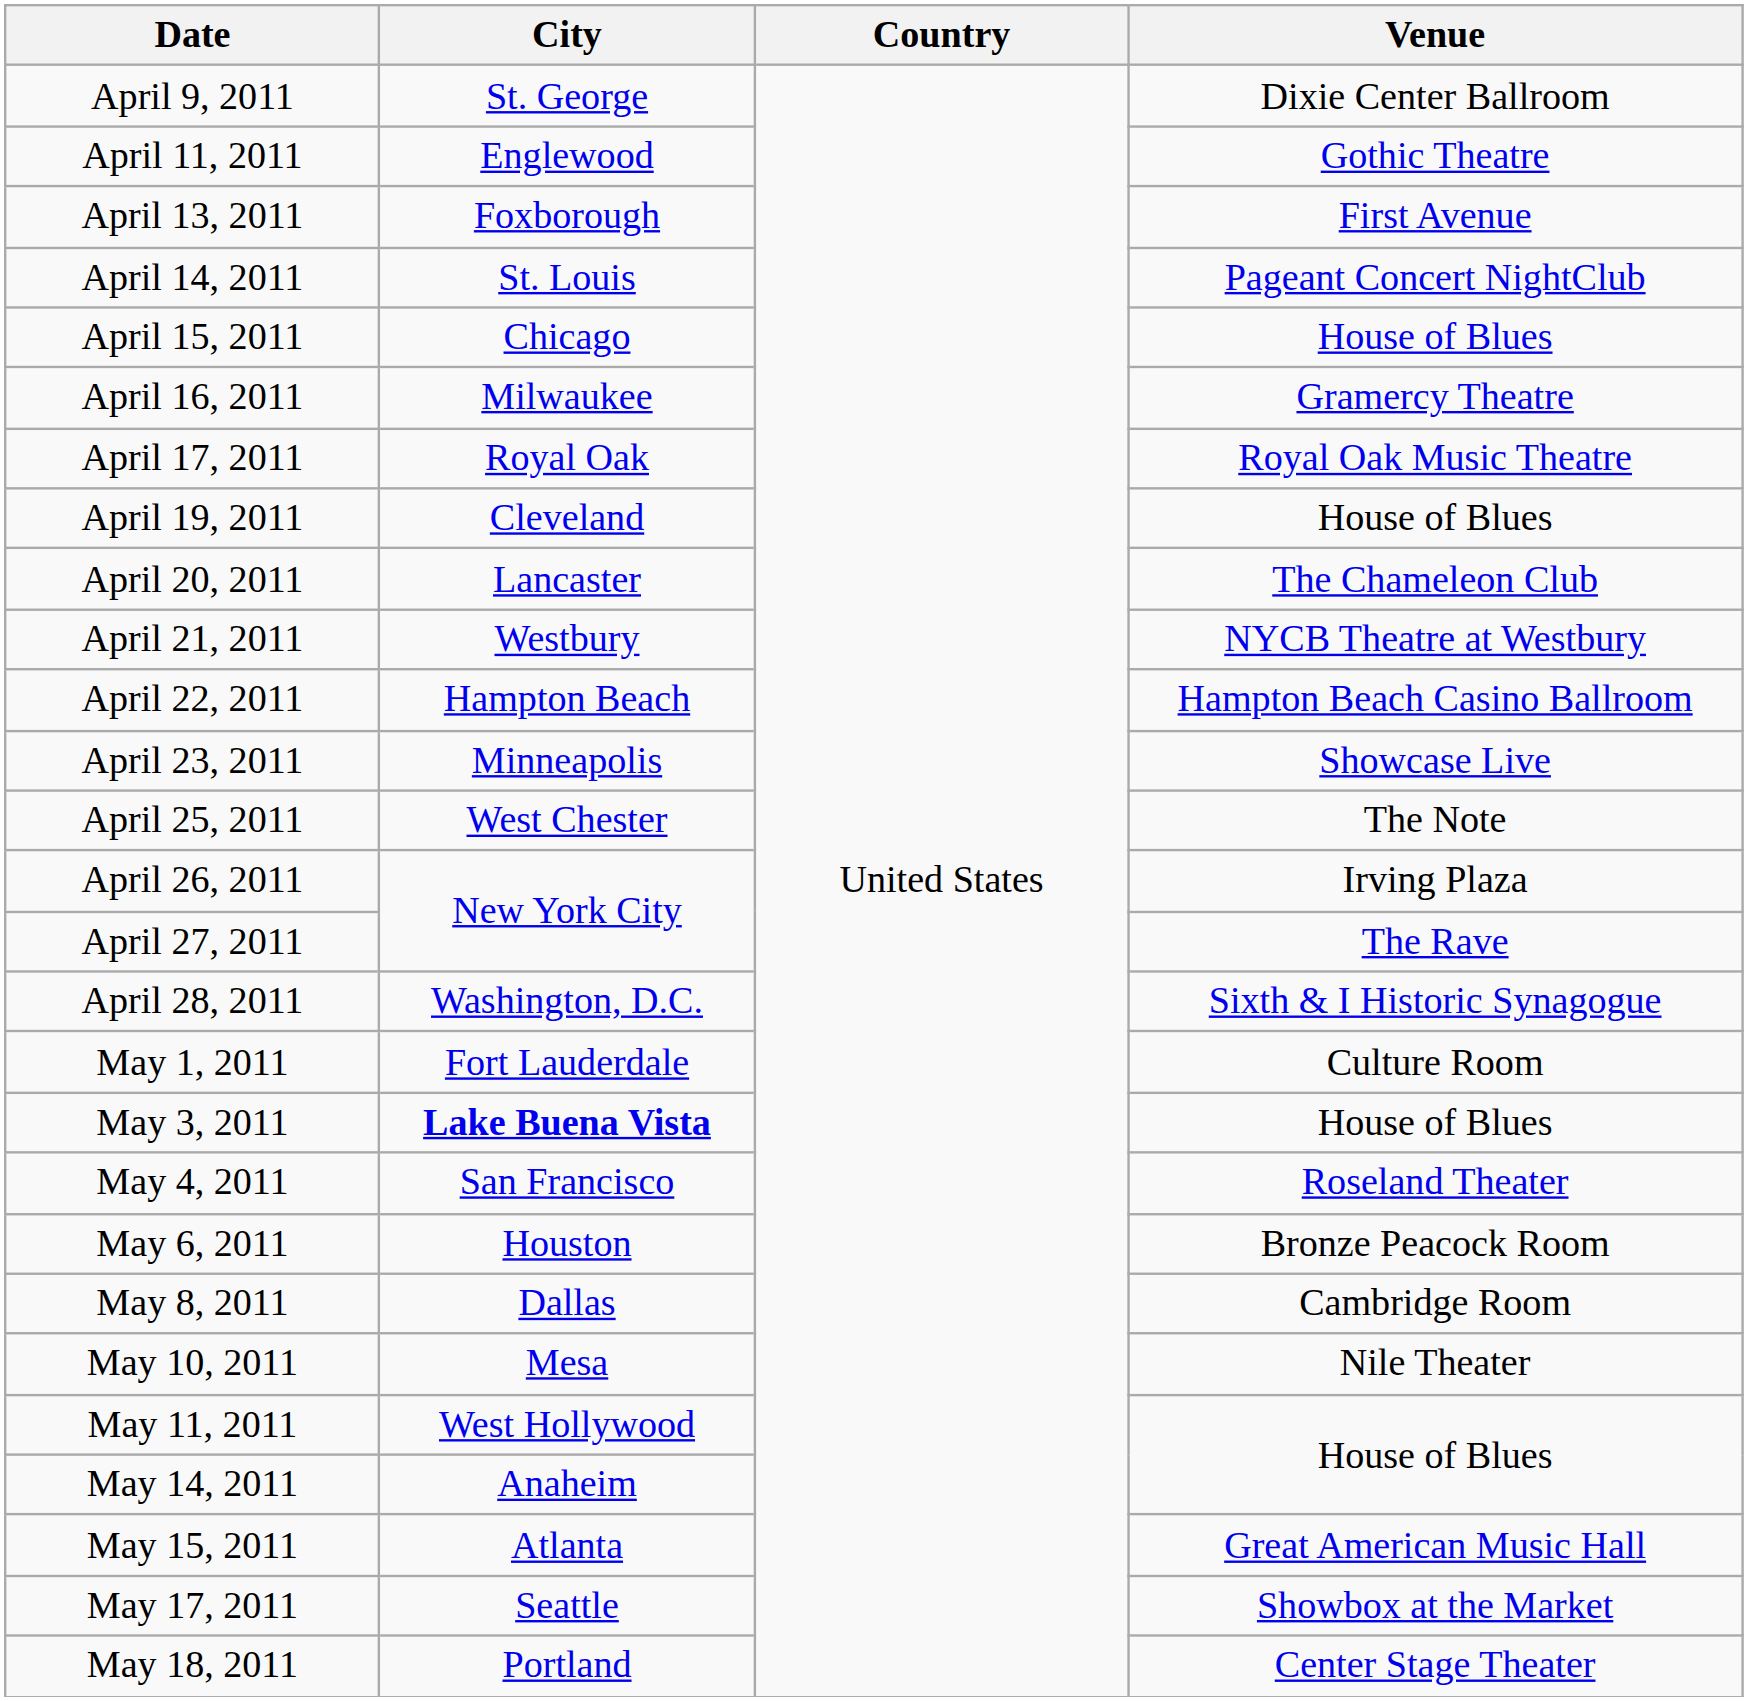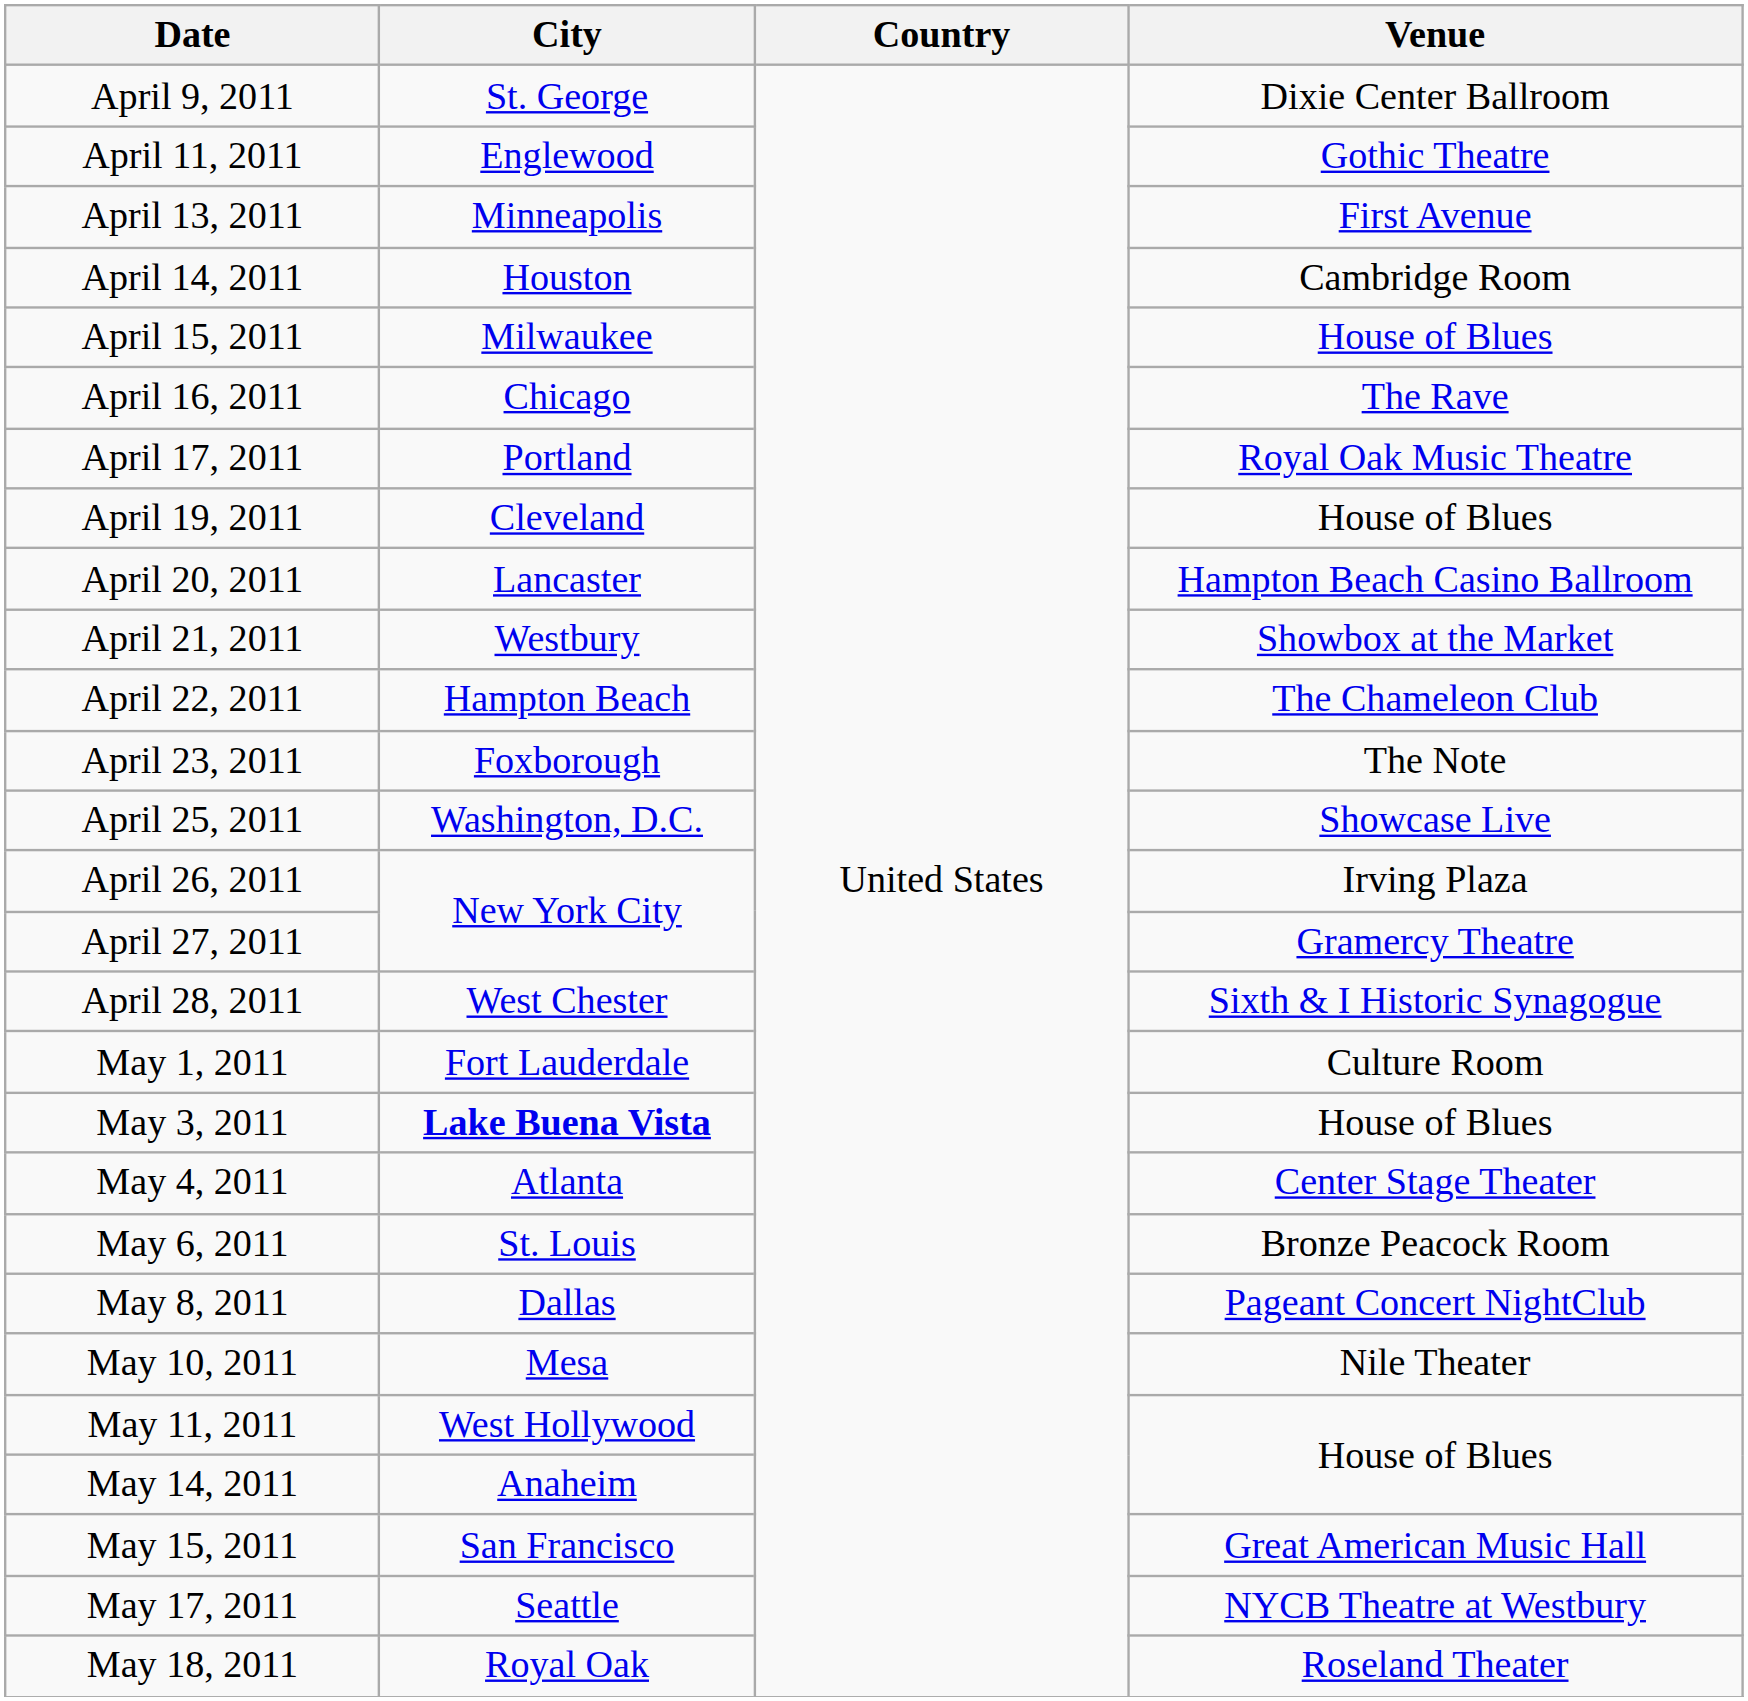(567, 215) Foxborough -> (567, 215) Minneapolis
(567, 276) St. Louis -> (567, 276) Houston
(1435, 276) Pageant Concert NightClub -> (1435, 276) Cambridge Room
(567, 336) Chicago -> (567, 336) Milwaukee
(567, 397) Milwaukee -> (567, 397) Chicago
(1435, 397) Gramercy Theatre -> (1435, 397) The Rave
(567, 457) Royal Oak -> (567, 457) Portland
(1435, 578) The Chameleon Club -> (1435, 578) Hampton Beach Casino Ballroom
(1435, 638) NYCB Theatre at Westbury -> (1435, 638) Showbox at the Market
(1435, 699) Hampton Beach Casino Ballroom -> (1435, 699) The Chameleon Club
(567, 759) Minneapolis -> (567, 759) Foxborough
(1435, 759) Showcase Live -> (1435, 759) The Note
(567, 819) West Chester -> (567, 819) Washington, D.C.
(1435, 819) The Note -> (1435, 819) Showcase Live
(1435, 940) The Rave -> (1435, 940) Gramercy Theatre
(567, 1000) Washington, D.C. -> (567, 1000) West Chester
(567, 1182) San Francisco -> (567, 1182) Atlanta
(1435, 1182) Roseland Theater -> (1435, 1182) Center Stage Theater
(567, 1242) Houston -> (567, 1242) St. Louis
(1435, 1302) Cambridge Room -> (1435, 1302) Pageant Concert NightClub
(567, 1544) Atlanta -> (567, 1544) San Francisco
(1435, 1604) Showbox at the Market -> (1435, 1604) NYCB Theatre at Westbury
(567, 1665) Portland -> (567, 1665) Royal Oak
(1435, 1665) Center Stage Theater -> (1435, 1665) Roseland Theater
